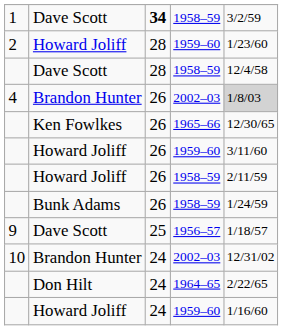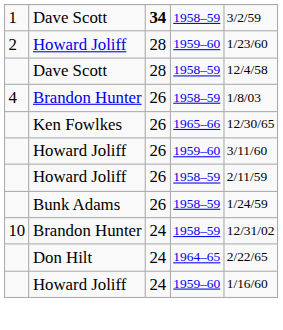(197, 97) 2002–03 -> (197, 97) 1958–59
(244, 97) lightgrey background -> (244, 97) no background
- row: (13, 230)
(197, 257) 2002–03 -> (197, 230) 1958–59
